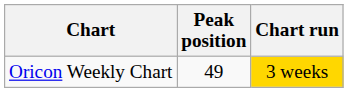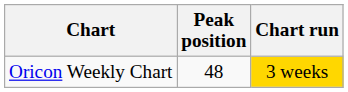(214, 71) 49 -> (214, 71) 48
